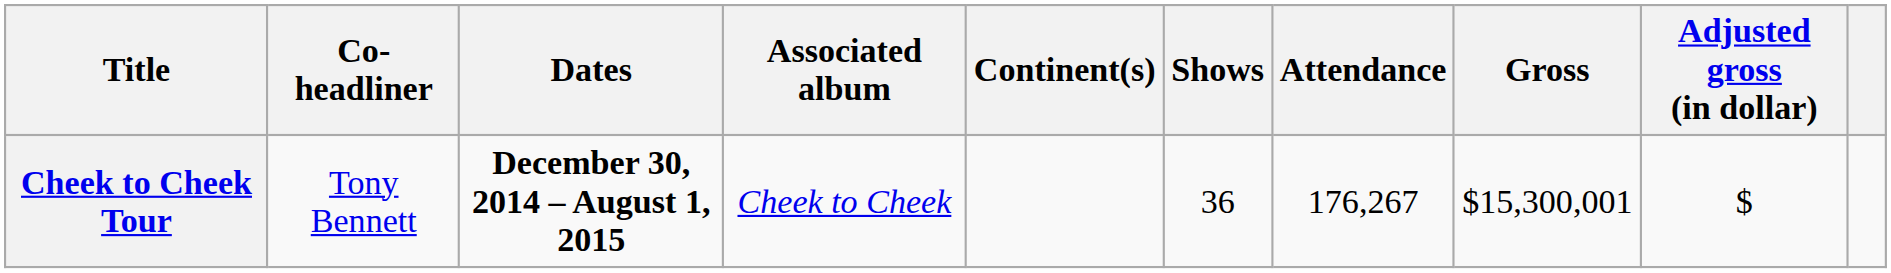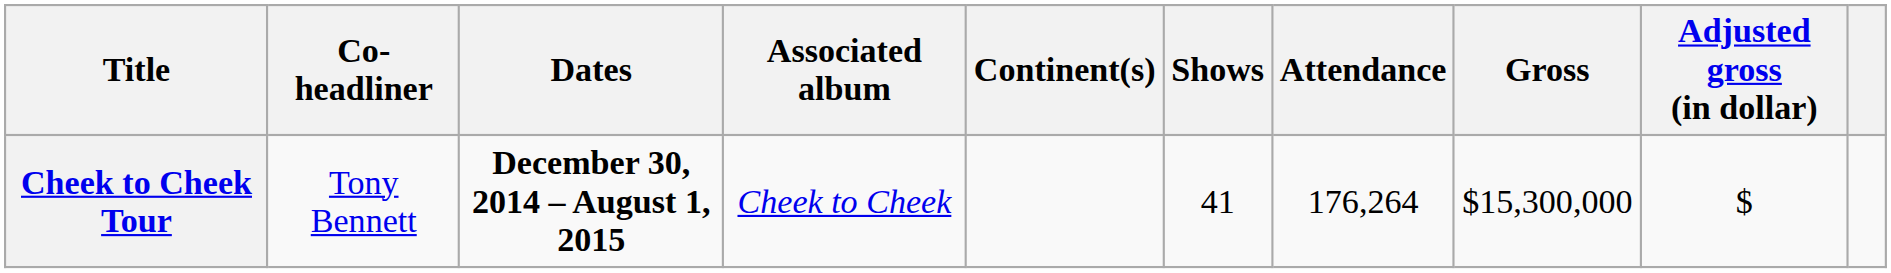(1218, 200) 36 -> (1218, 200) 41
(1363, 200) 176,267 -> (1363, 200) 176,264
(1547, 200) $15,300,001 -> (1547, 200) $15,300,000
